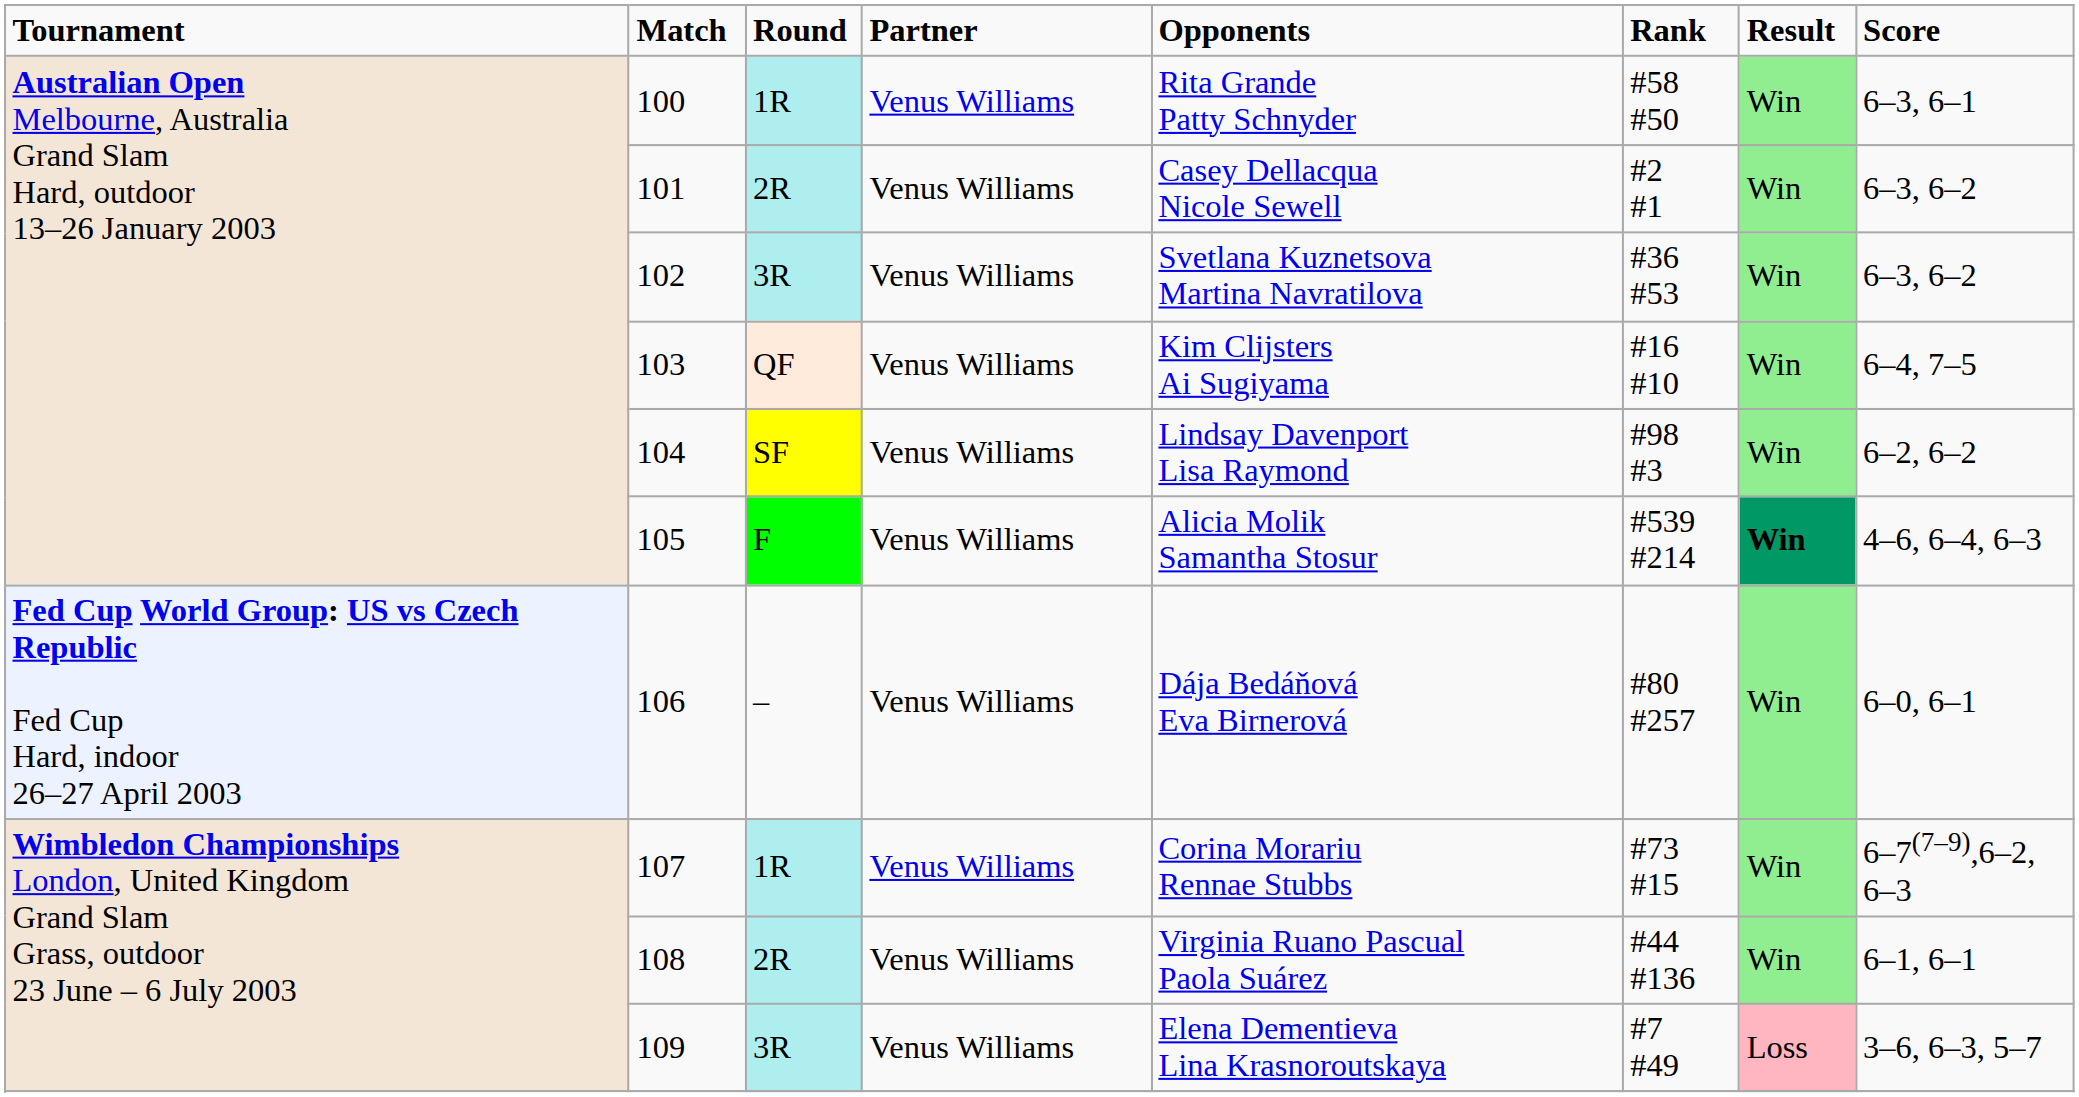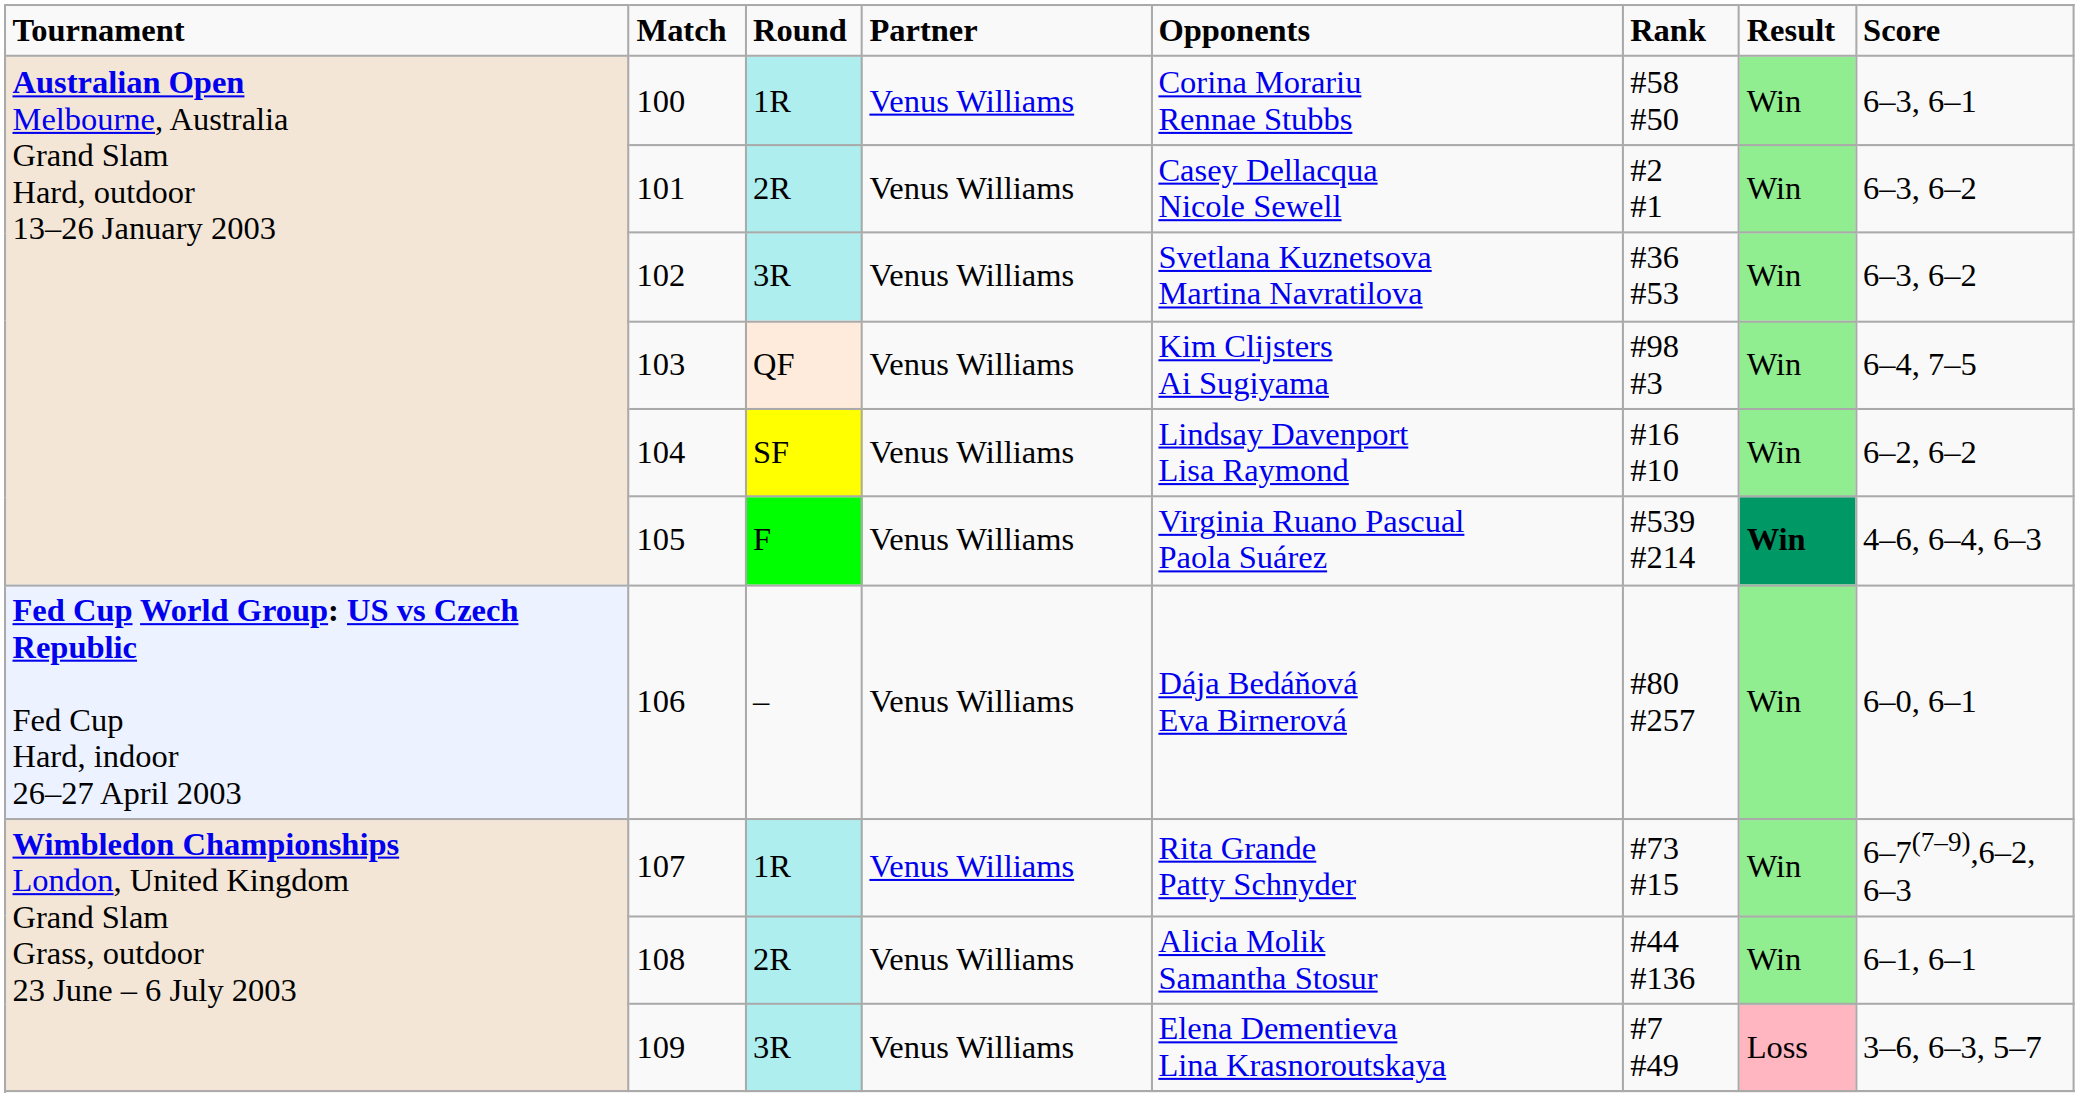(1257, 100) Rita Grande Patty Schnyder -> (1260, 100) Corina Morariu Rennae Stubbs
(1655, 364) #16 #10 -> (1655, 364) #98 #3
(1655, 452) #98 #3 -> (1655, 452) #16 #10
(1268, 540) Alicia Molik Samantha Stosur -> (1311, 540) Virginia Ruano Pascual Paola Suárez
(1260, 866) Corina Morariu Rennae Stubbs -> (1257, 866) Rita Grande Patty Schnyder
(1311, 959) Virginia Ruano Pascual Paola Suárez -> (1268, 959) Alicia Molik Samantha Stosur
